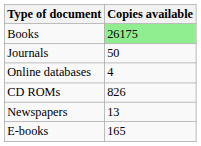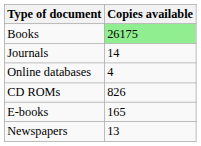(113, 53) 50 -> (113, 53) 14
rows swapped: (37, 111) <-> (28, 131)
